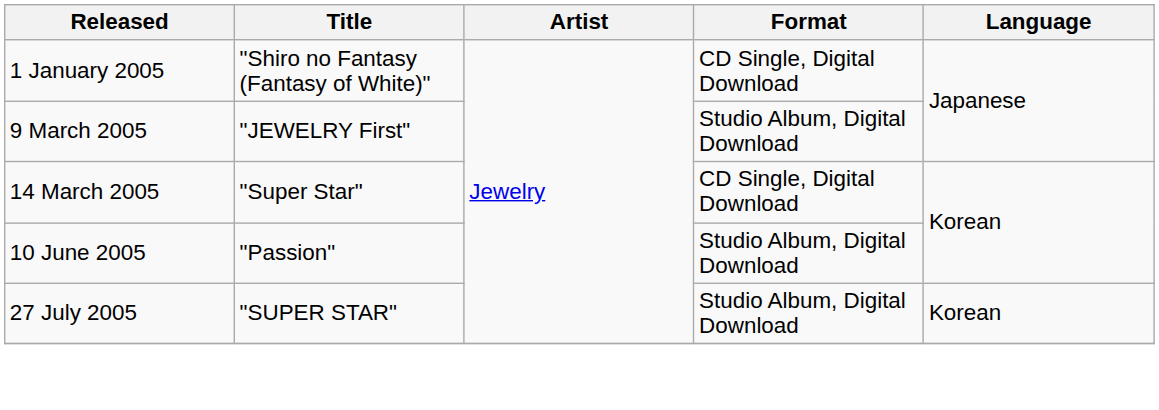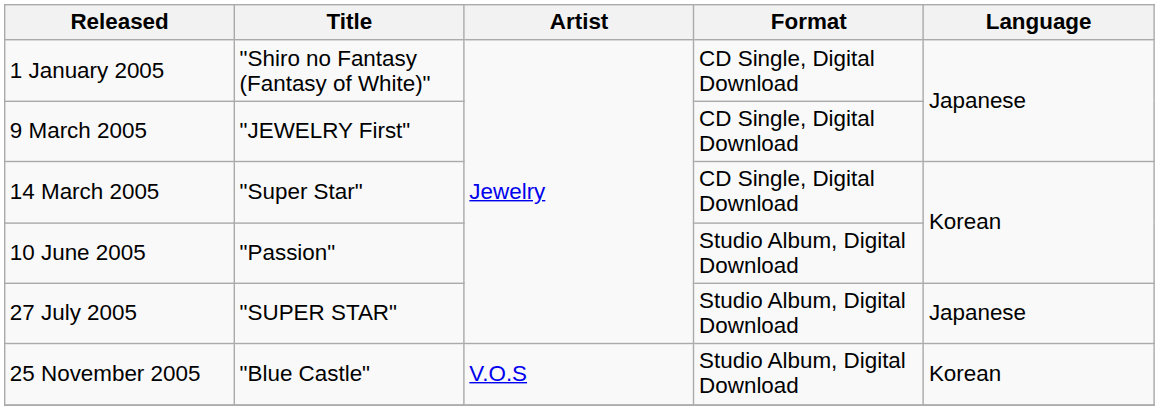(802, 131) Studio Album, Digital Download -> (787, 131) CD Single, Digital Download
(965, 313) Korean -> (977, 313) Japanese
+ row: (105, 374)
